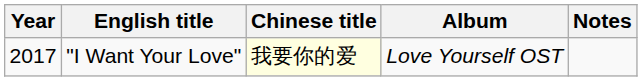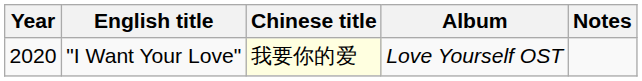(33, 56) 2017 -> (33, 56) 2020
